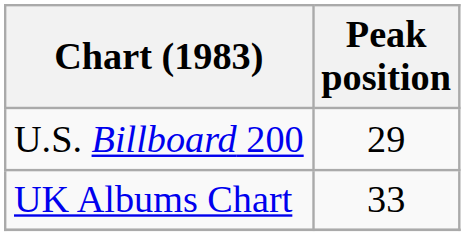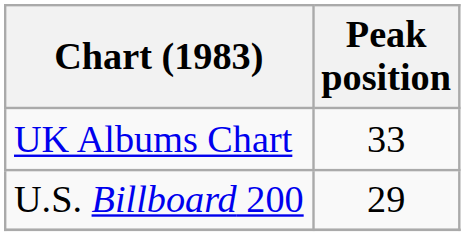rows swapped: (159, 138) <-> (153, 199)
